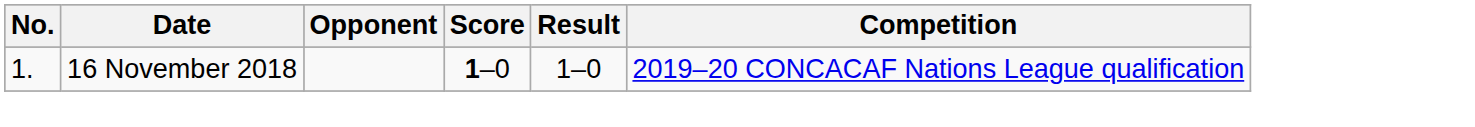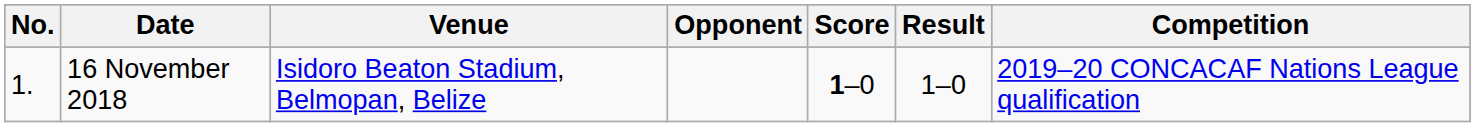+ column: (469, 25)
